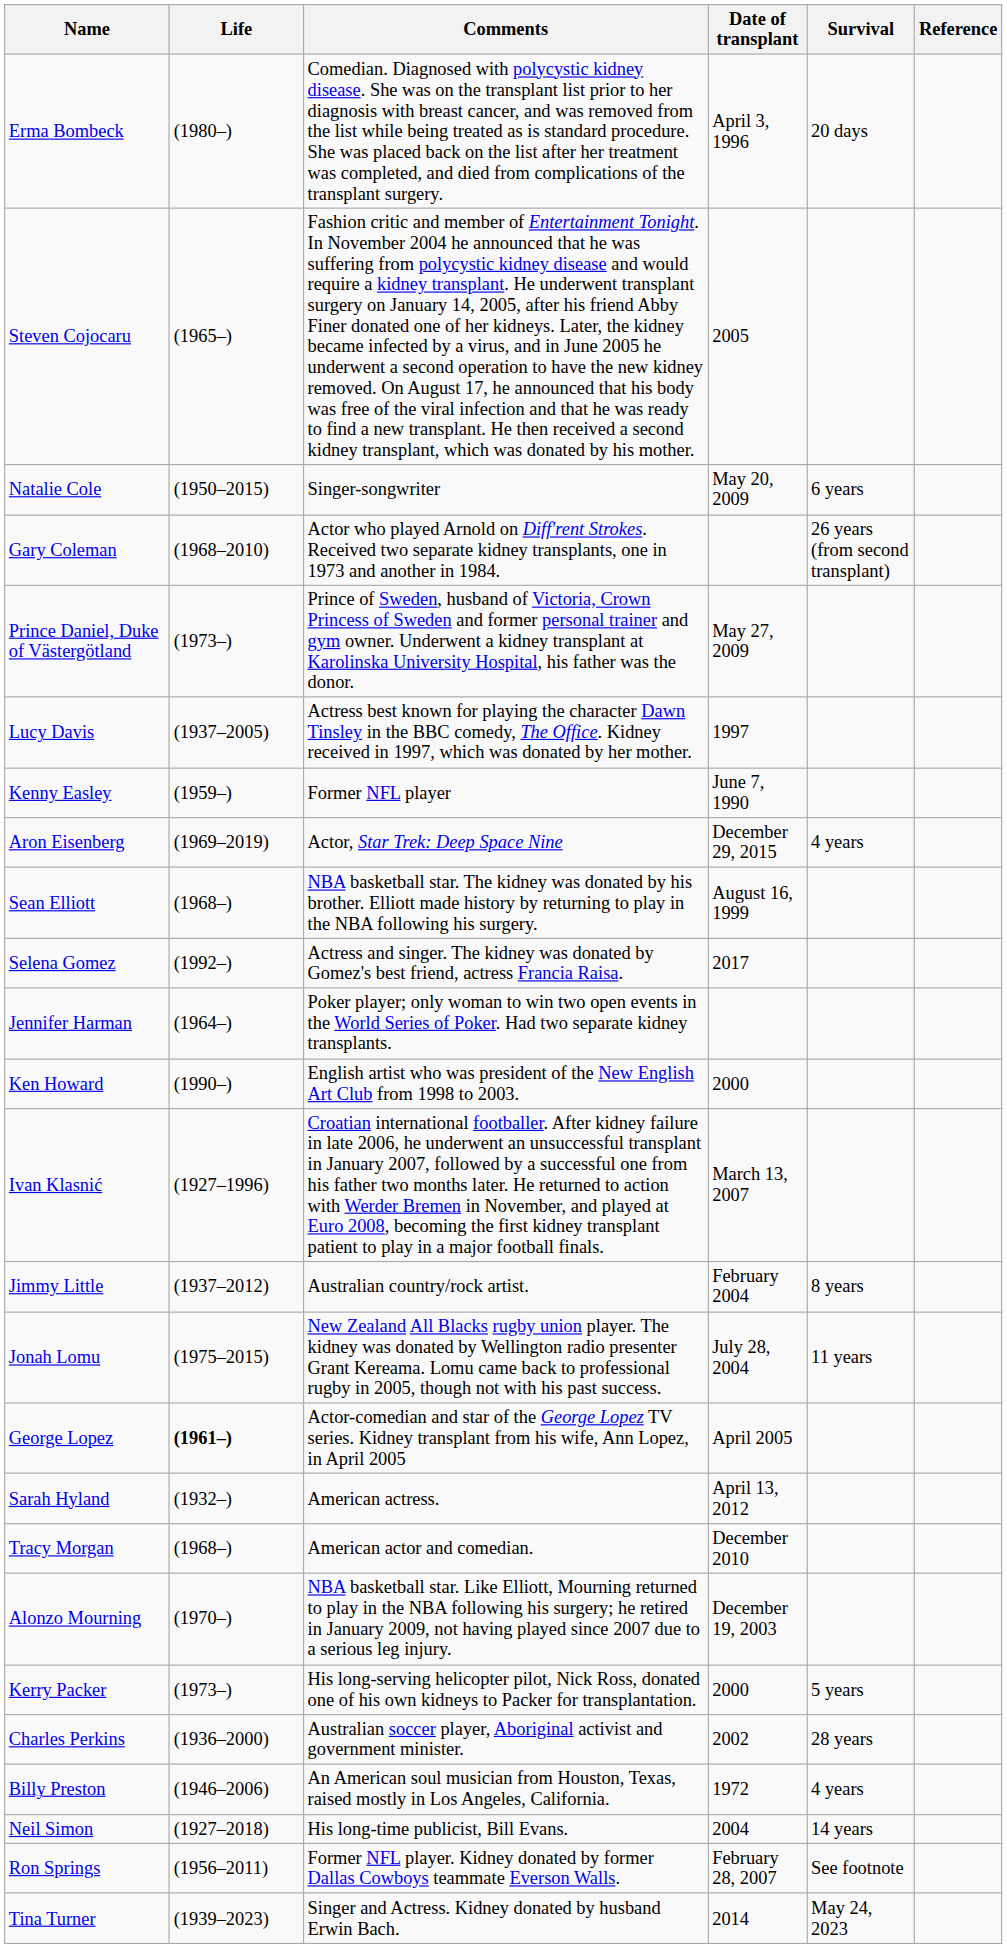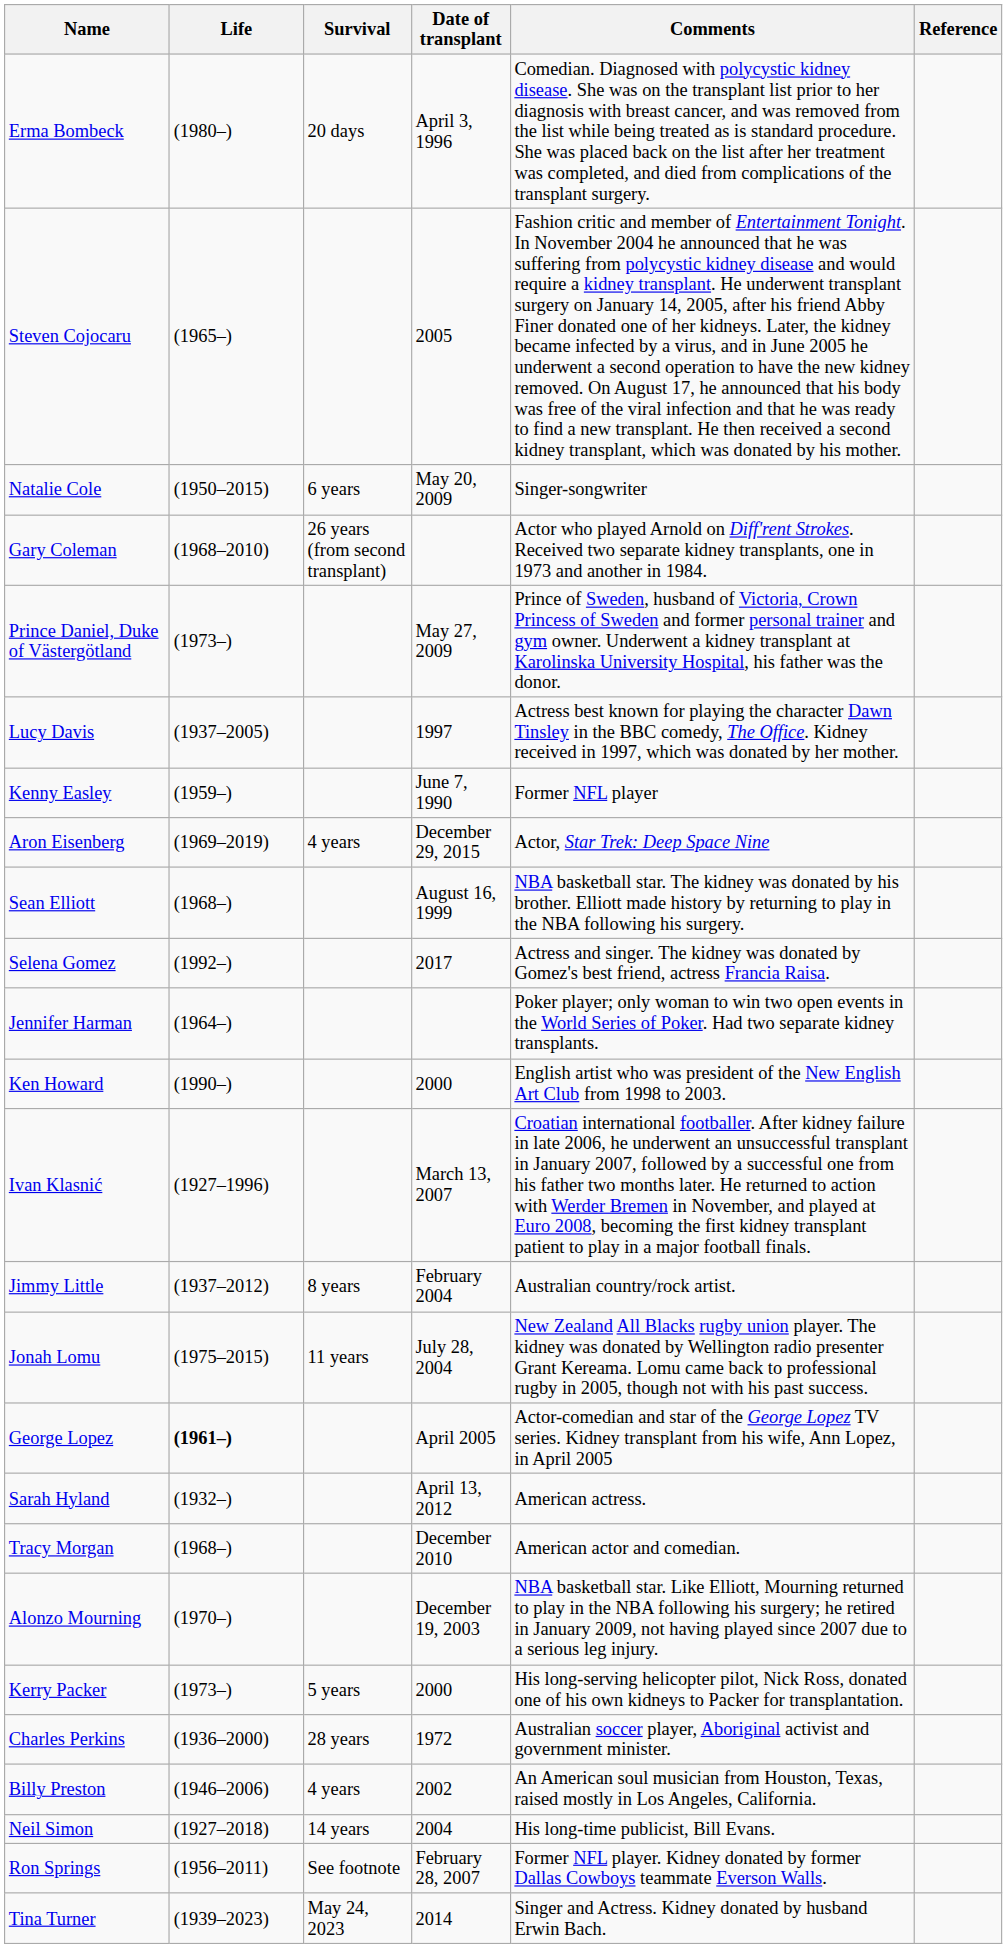columns swapped: (506, 29) <-> (861, 29)
(731, 1739) 2002 -> (434, 1739) 1972
(731, 1789) 1972 -> (434, 1789) 2002
